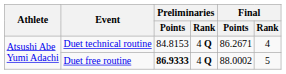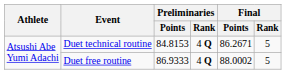(268, 44) 4 -> (268, 44) 5
(172, 61) bold -> (172, 61) normal
